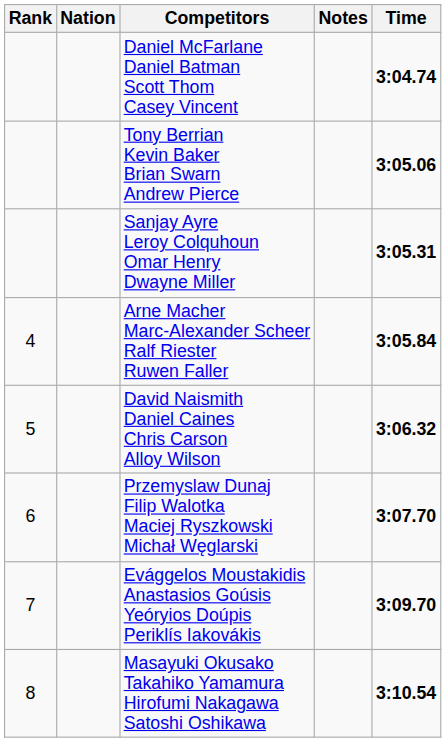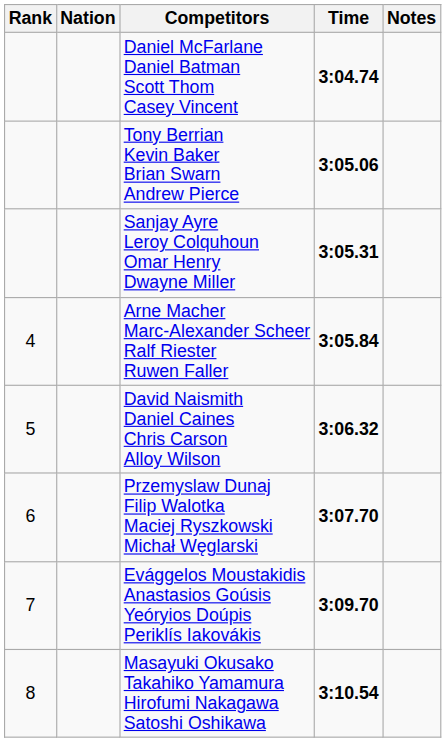columns swapped: (406, 18) <-> (343, 18)
